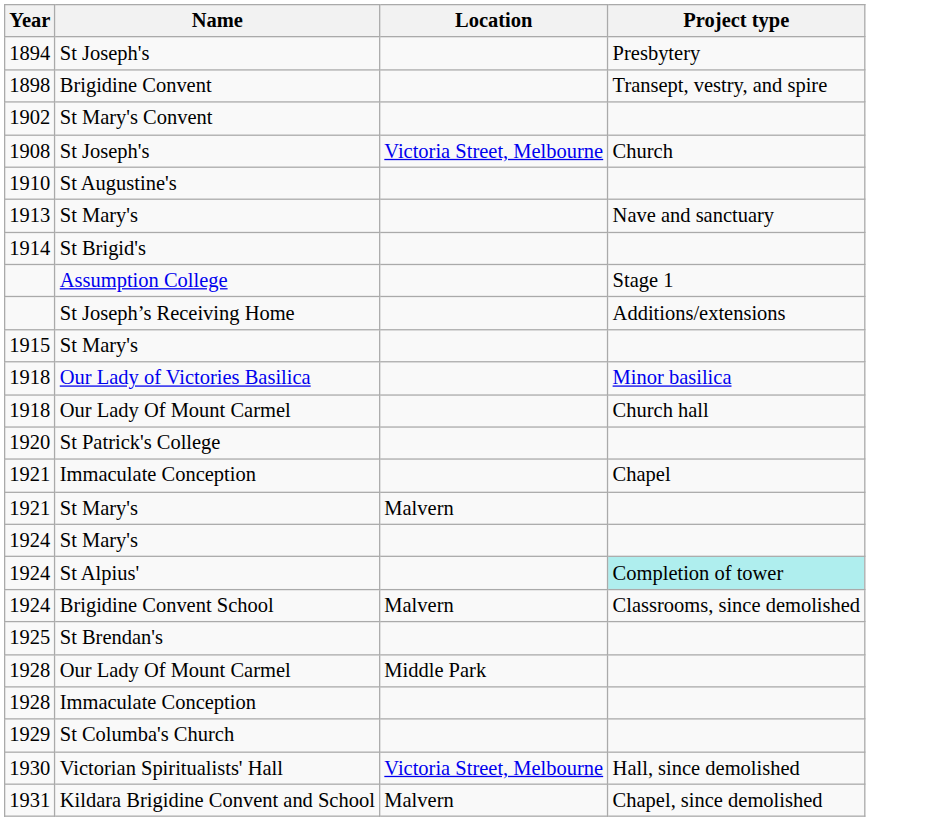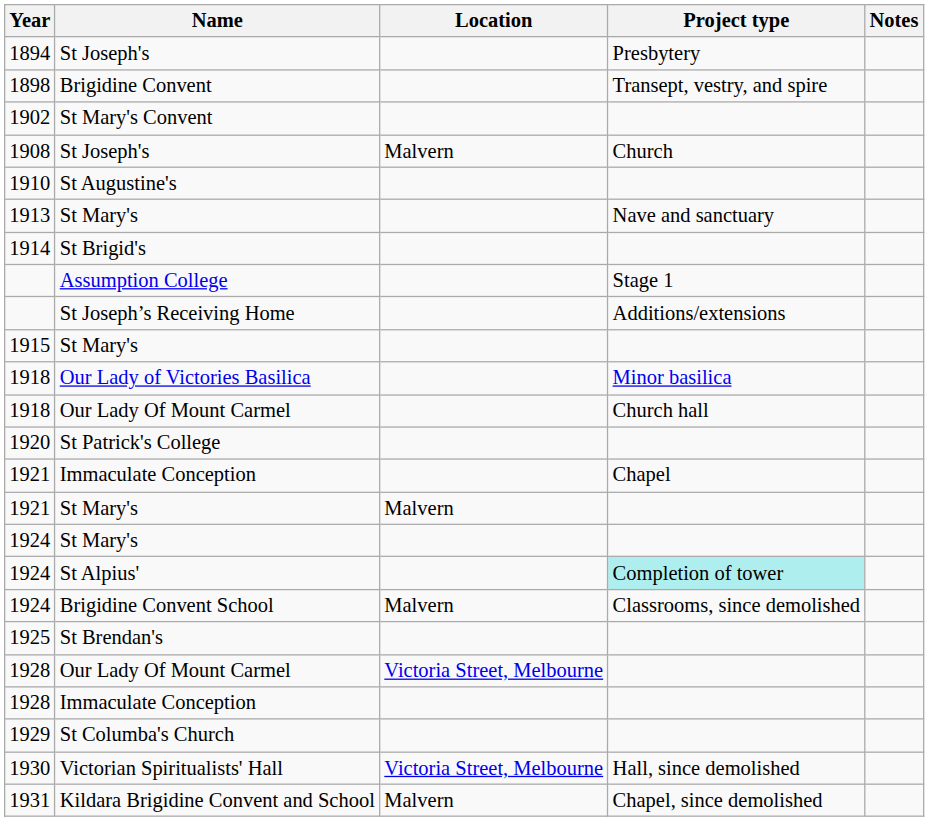+ column: (894, 20)
(494, 150) Victoria Street, Melbourne -> (419, 150) Malvern
(435, 670) Middle Park -> (494, 670) Victoria Street, Melbourne
